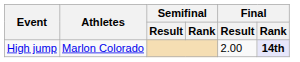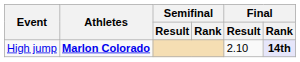(103, 49) normal -> (106, 49) bold
(231, 49) 2.00 -> (237, 49) 2.10
